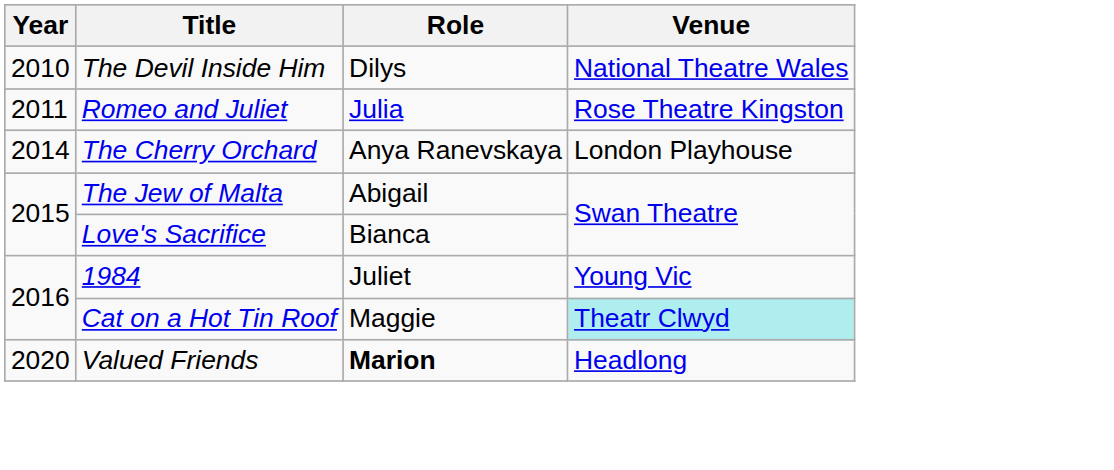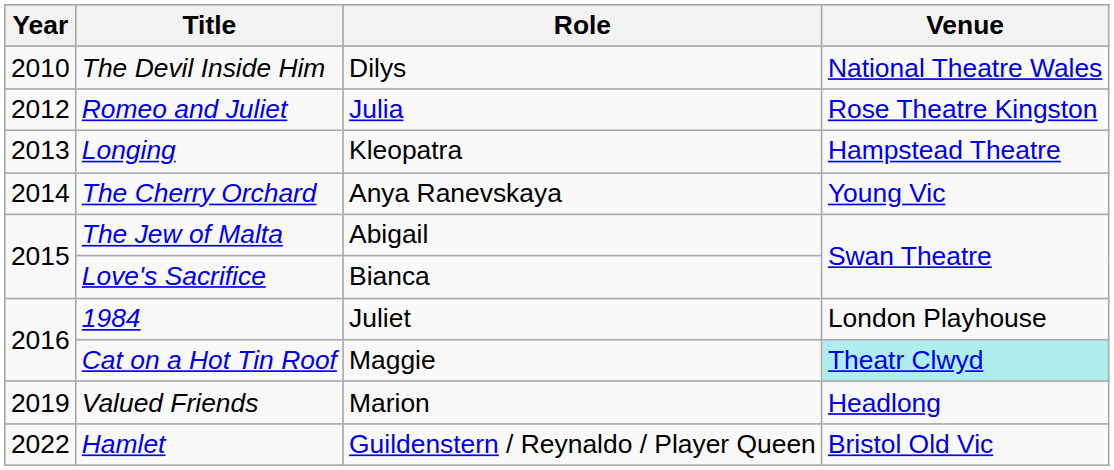(39, 109) 2011 -> (40, 109) 2012
+ row: (129, 151)
(683, 151) London Playhouse -> (887, 192) Young Vic
(633, 276) Young Vic -> (937, 318) London Playhouse
(40, 360) 2020 -> (40, 402) 2019
(392, 360) bold -> (389, 402) normal
+ row: (124, 444)
